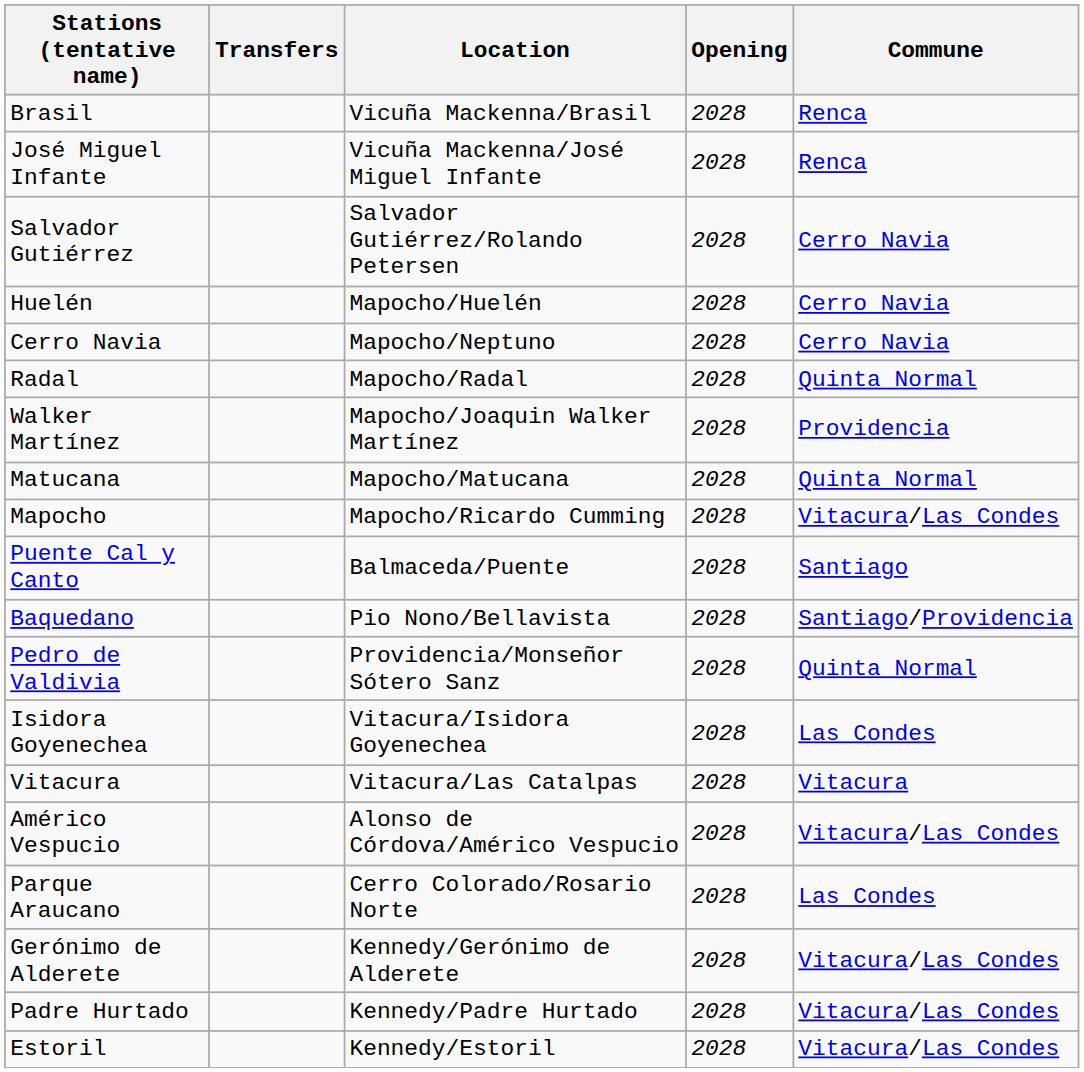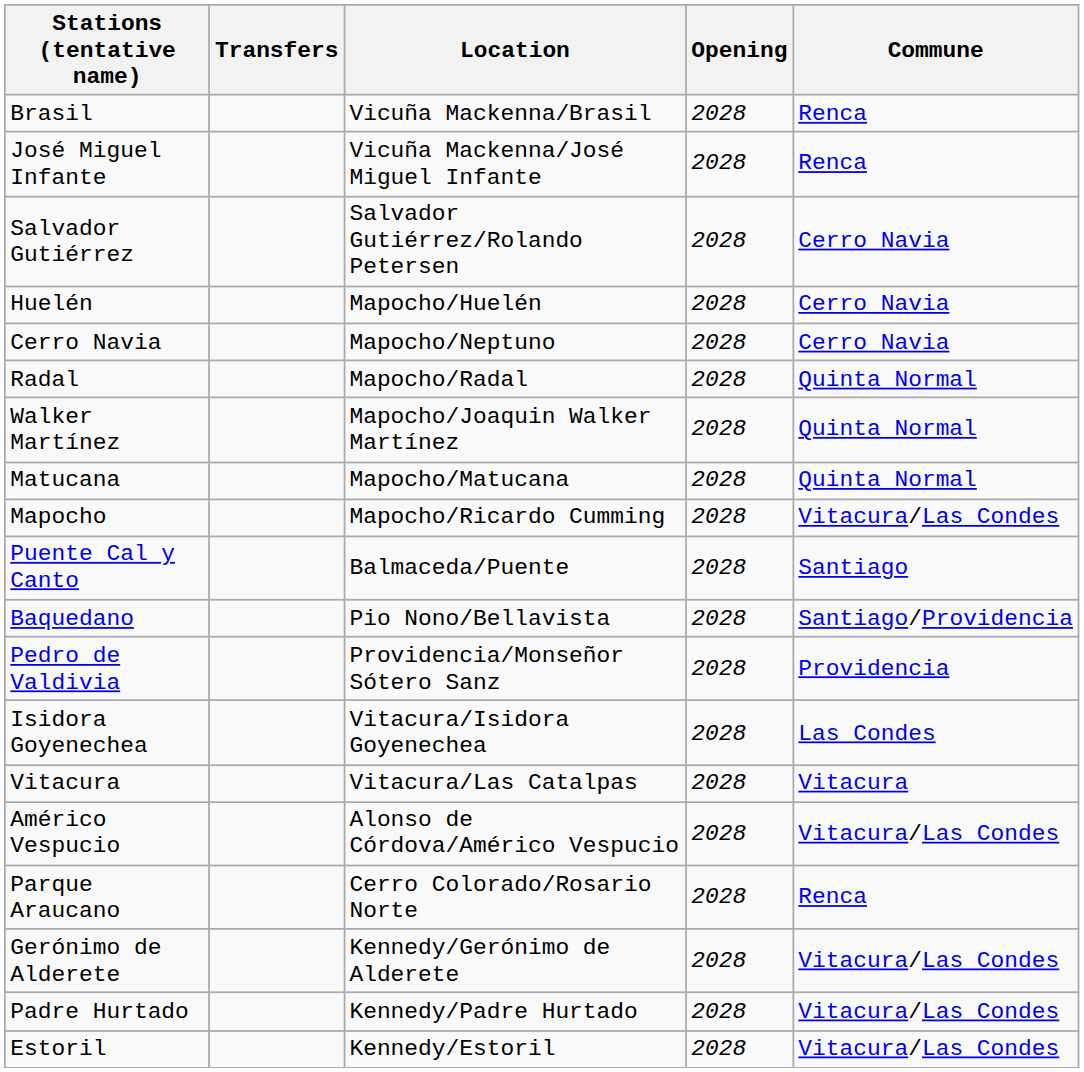(874, 430) Providencia -> (888, 430) Quinta Normal
(888, 669) Quinta Normal -> (874, 669) Providencia
(867, 897) Las Condes -> (833, 897) Renca
